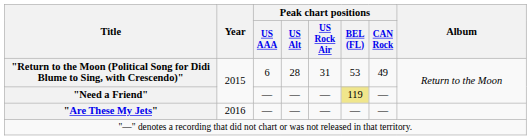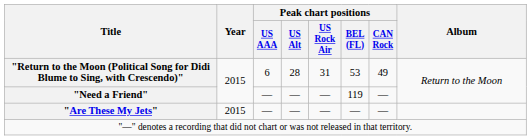(355, 94) khaki background -> (355, 94) no background
(235, 111) 2016 -> (235, 111) 2015
